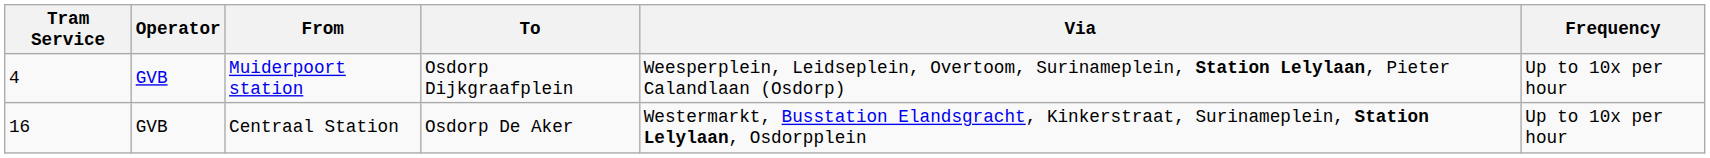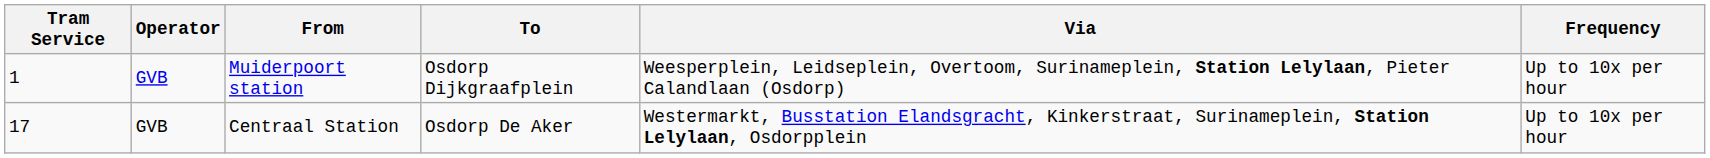(14, 79) 4 -> (14, 79) 1
(20, 128) 16 -> (20, 128) 17
